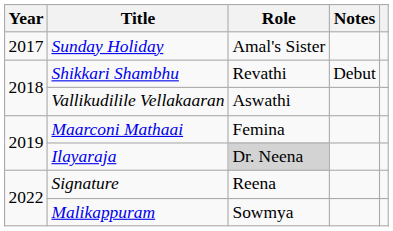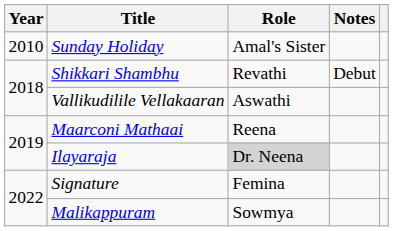(26, 45) 2017 -> (26, 45) 2010
(259, 128) Femina -> (254, 128) Reena
(254, 184) Reena -> (259, 184) Femina
